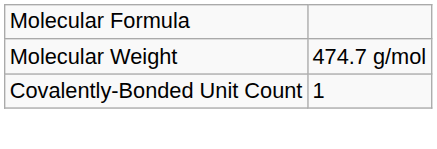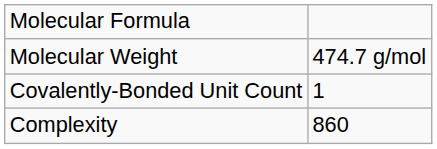+ row: (64, 125)
